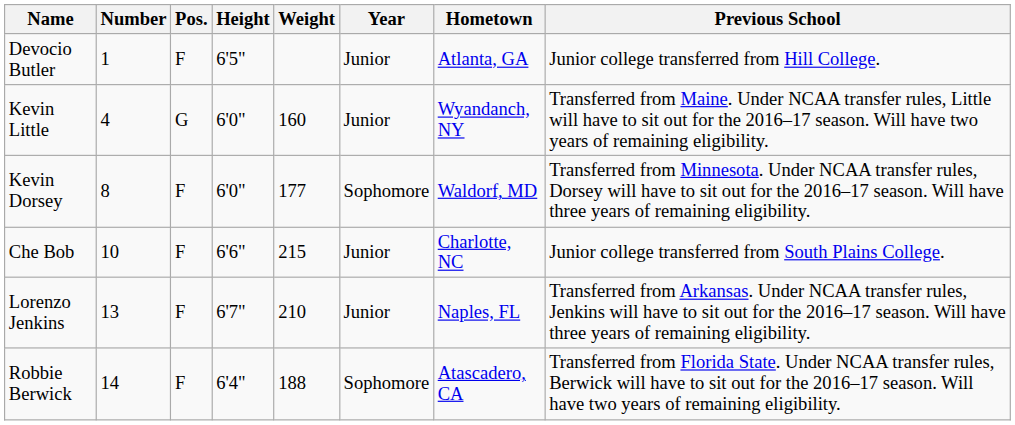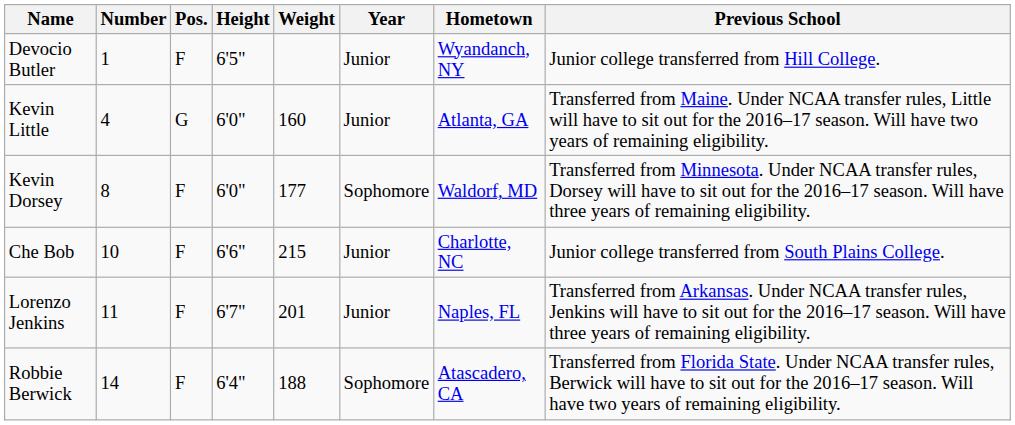(483, 59) Atlanta, GA -> (484, 59) Wyandanch, NY
(484, 119) Wyandanch, NY -> (483, 119) Atlanta, GA
(110, 312) 13 -> (109, 312) 11
(292, 312) 210 -> (292, 312) 201
